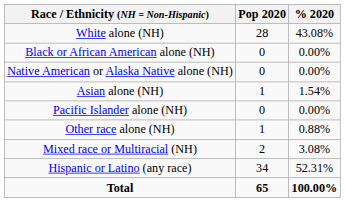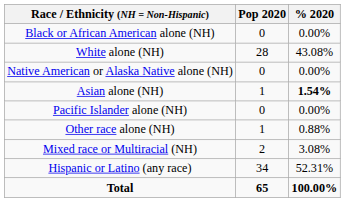rows swapped: (120, 33) <-> (120, 52)
(314, 91) normal -> (314, 91) bold
